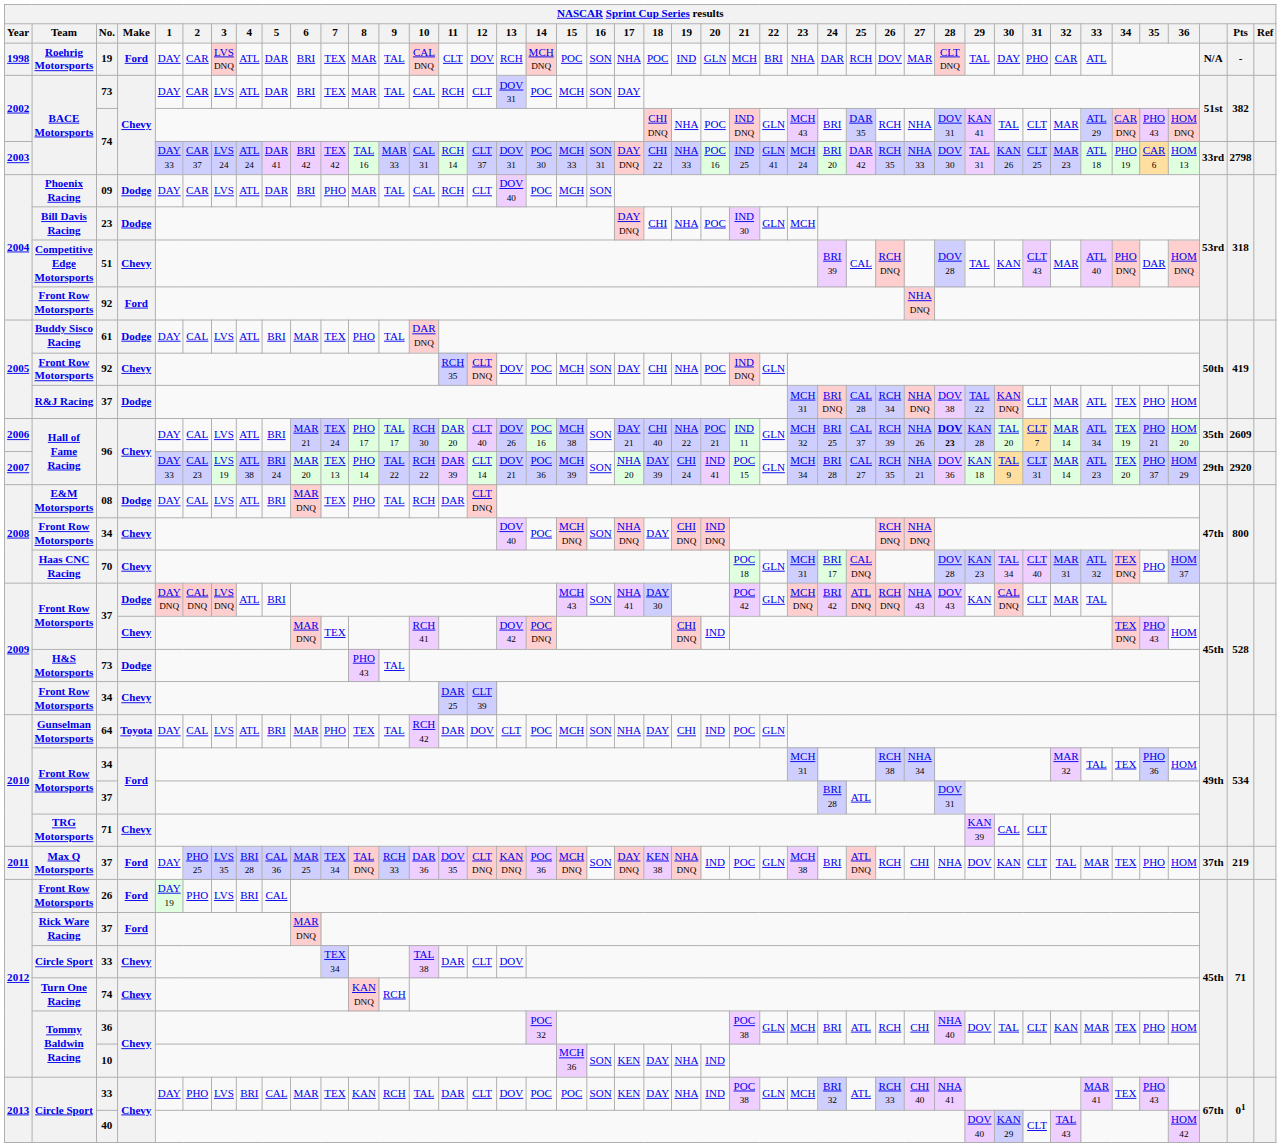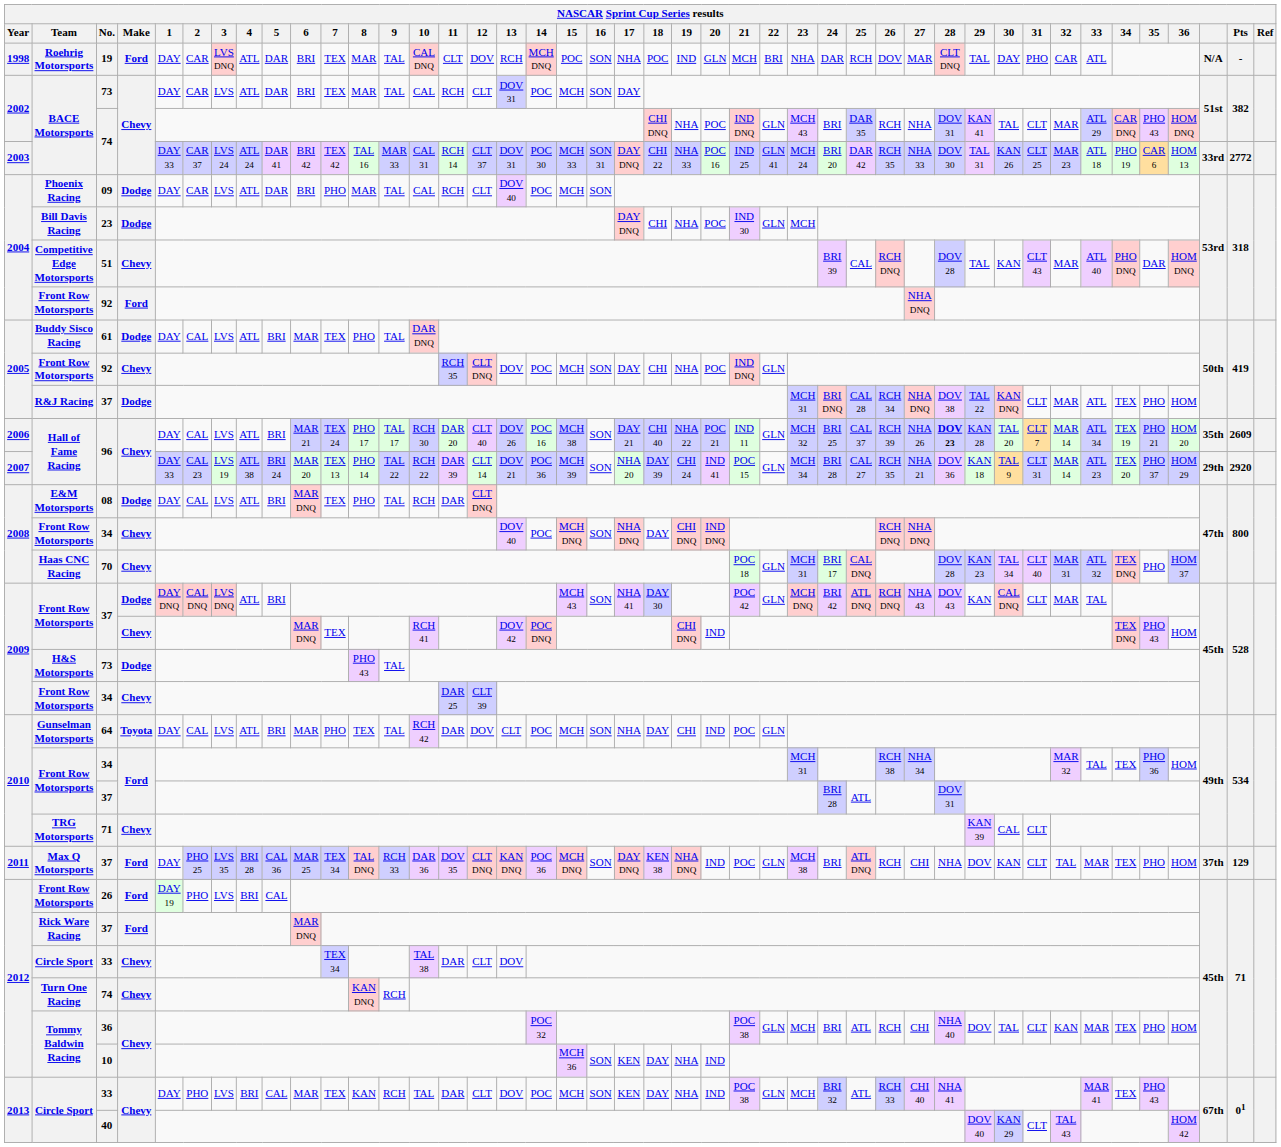(1241, 157) 2798 -> (1241, 157) 2772
(1241, 863) 219 -> (1241, 863) 129
(572, 1093) POC -> (572, 1093) MCH
